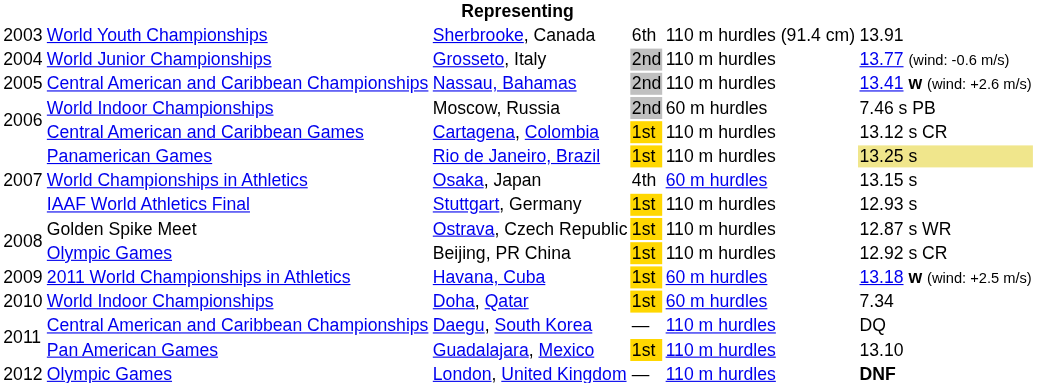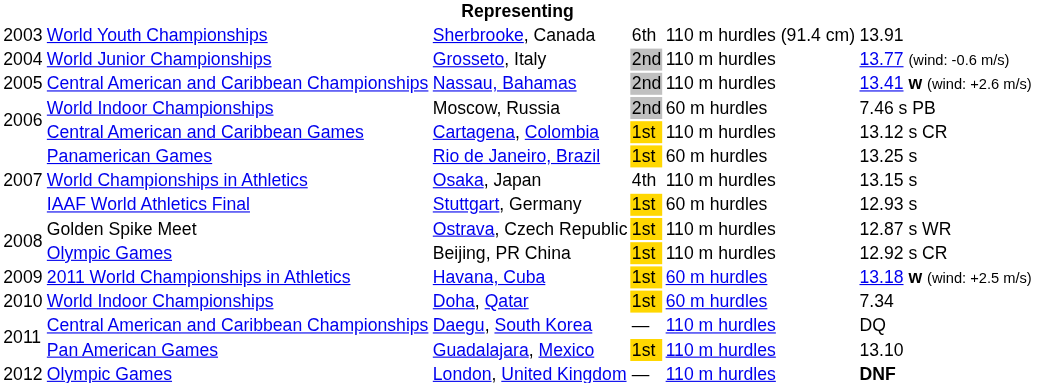(721, 156) 110 m hurdles -> (717, 156) 60 m hurdles
(888, 156) khaki background -> (888, 156) no background
(717, 180) 60 m hurdles -> (721, 180) 110 m hurdles
(721, 204) 110 m hurdles -> (717, 204) 60 m hurdles
